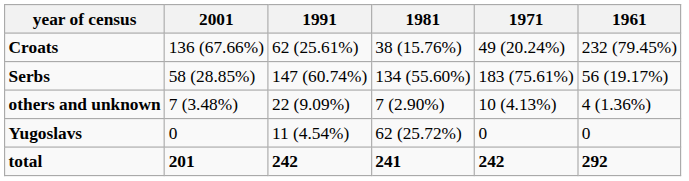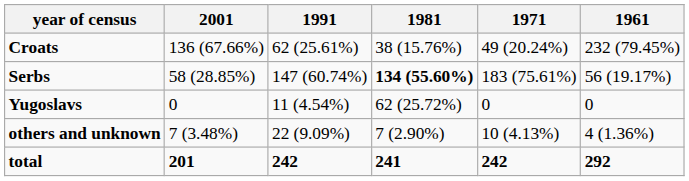(423, 76) normal -> (424, 76) bold
rows swapped: (45, 133) <-> (85, 104)
